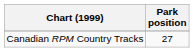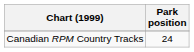(167, 39) 27 -> (167, 39) 24
